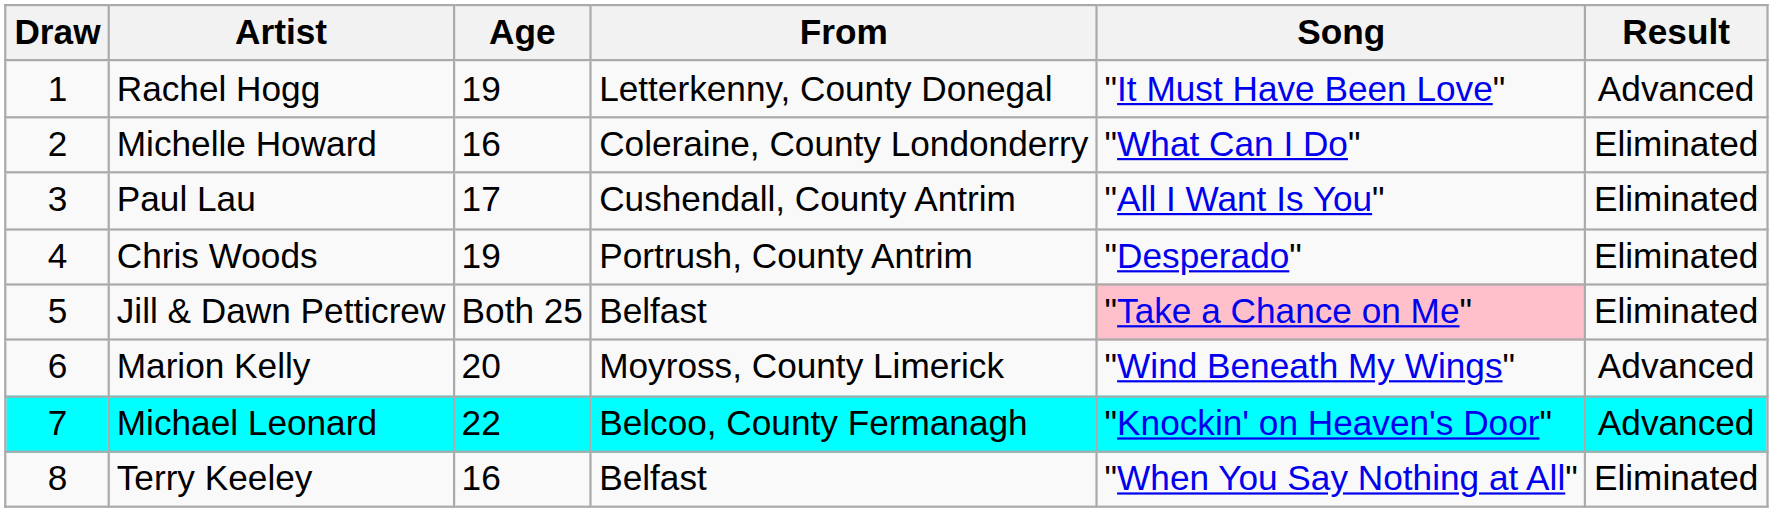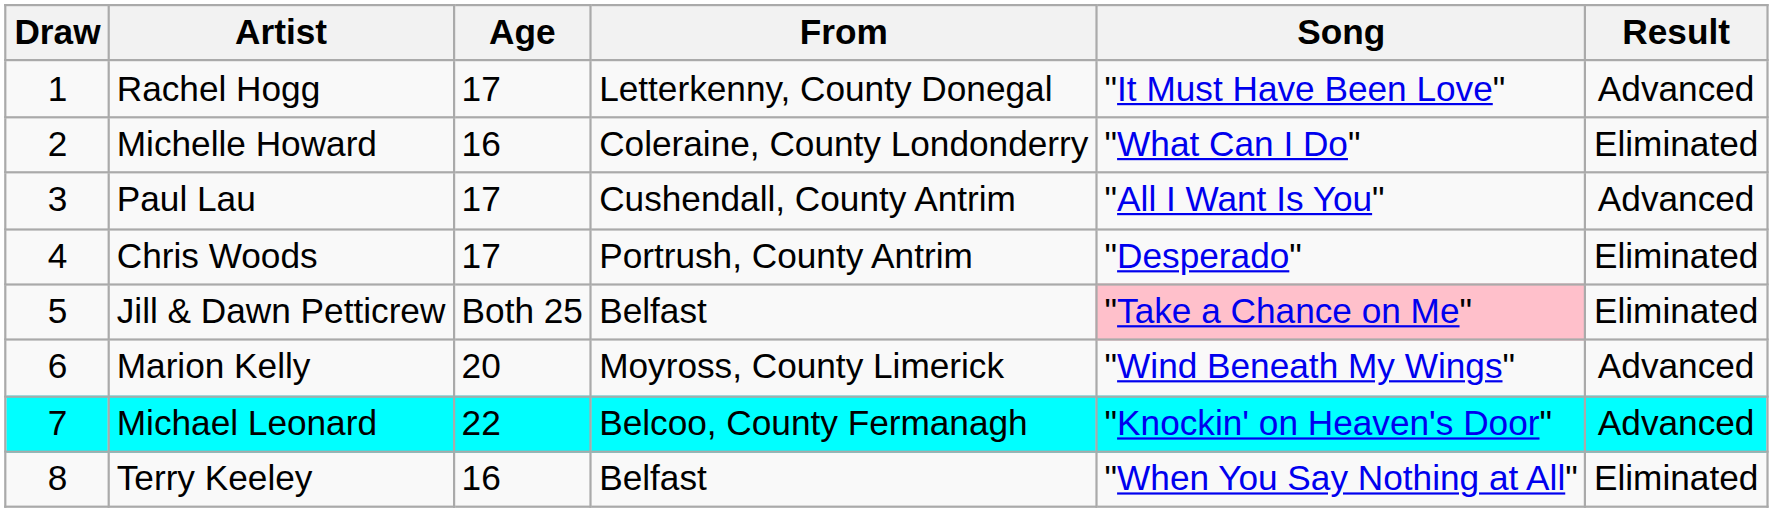(481, 88) 19 -> (481, 88) 17
(1676, 199) Eliminated -> (1676, 199) Advanced
(481, 255) 19 -> (481, 255) 17
